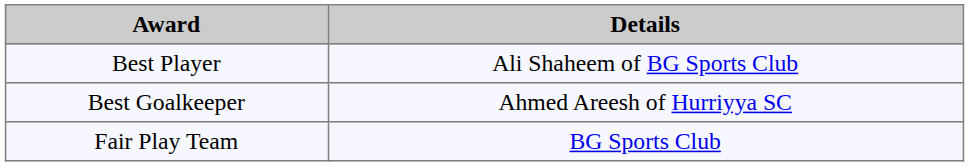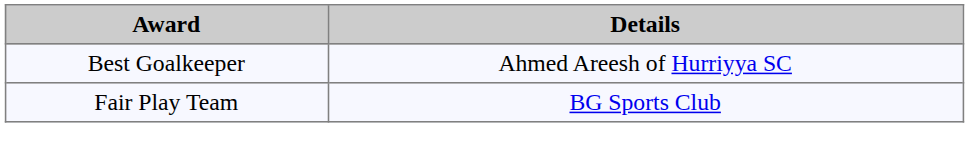- row: (166, 62)
